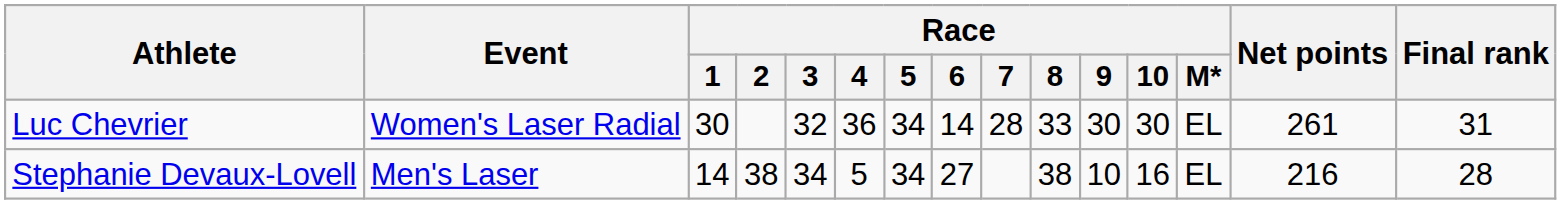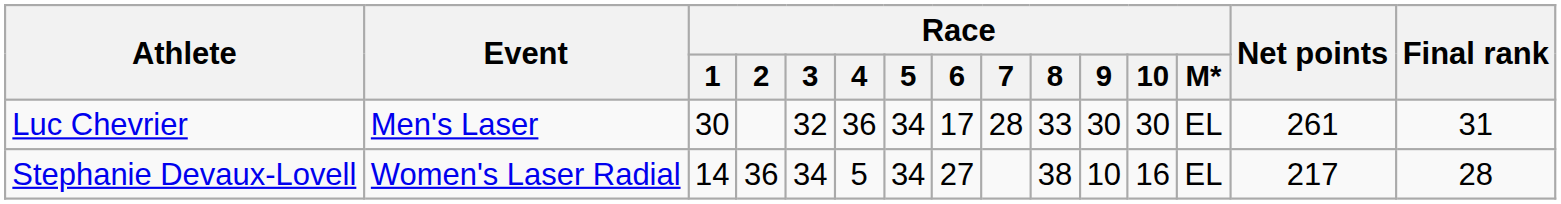(526, 125) Women's Laser Radial -> (455, 125) Men's Laser
(957, 125) 14 -> (957, 125) 17
(455, 174) Men's Laser -> (526, 174) Women's Laser Radial
(761, 174) 38 -> (761, 174) 36
(1313, 174) 216 -> (1313, 174) 217
